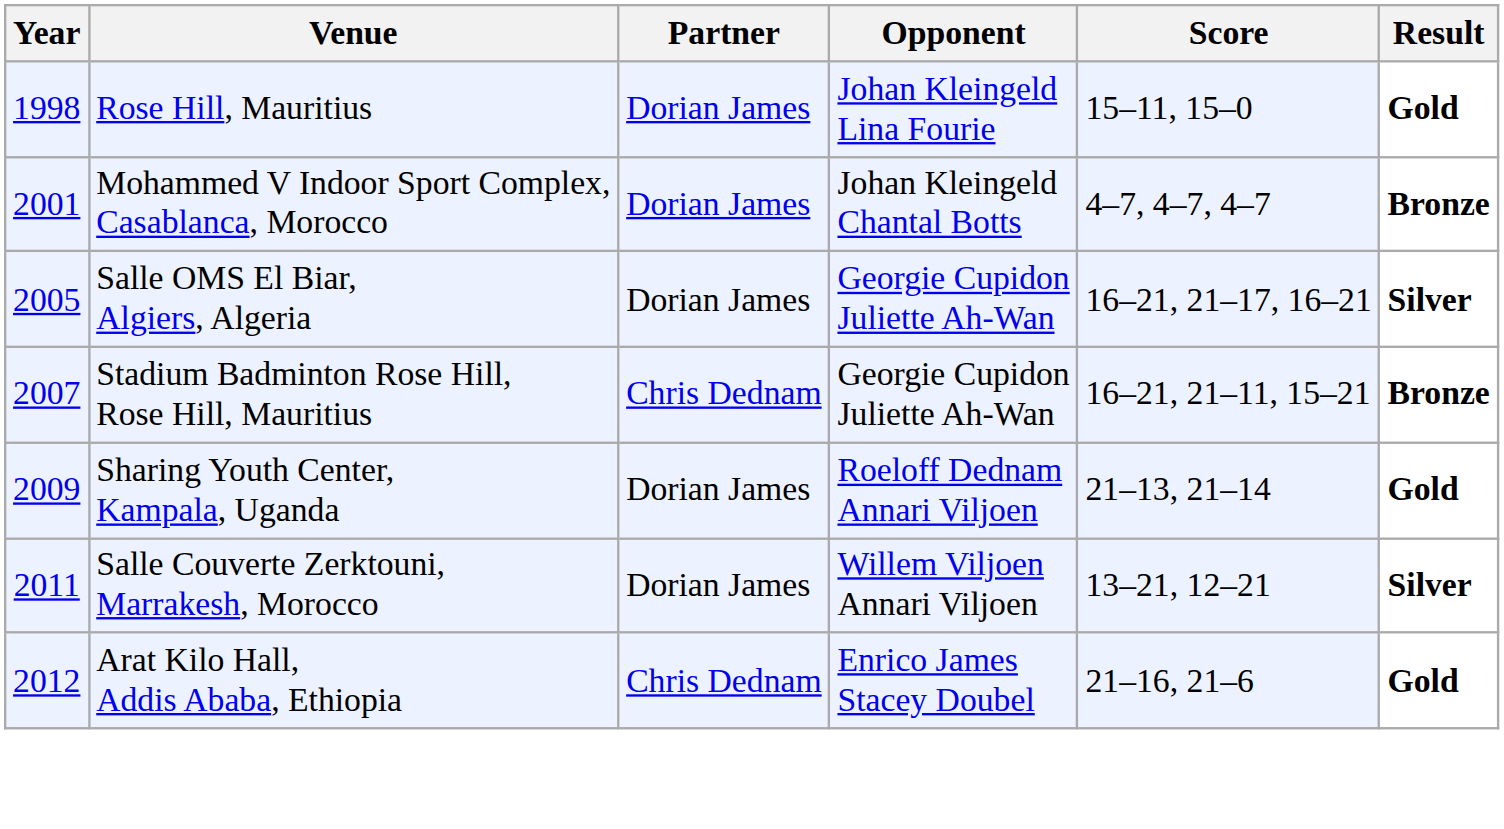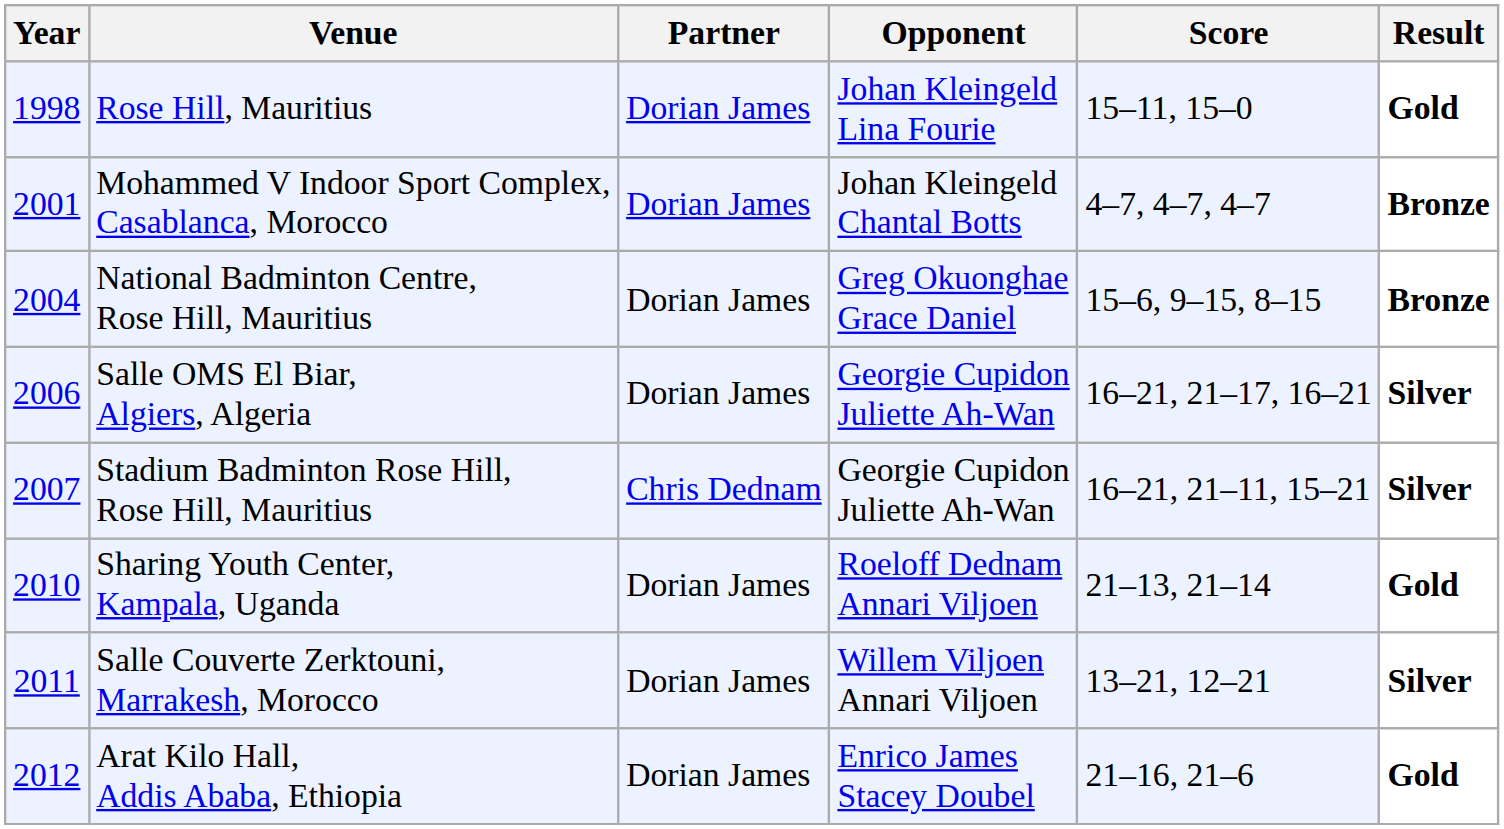+ row: (287, 298)
(47, 298) 2005 -> (47, 394) 2006
(1439, 394) Bronze -> (1430, 489) Silver
(47, 489) 2009 -> (47, 584) 2010
(724, 680) Chris Dednam -> (718, 775) Dorian James
